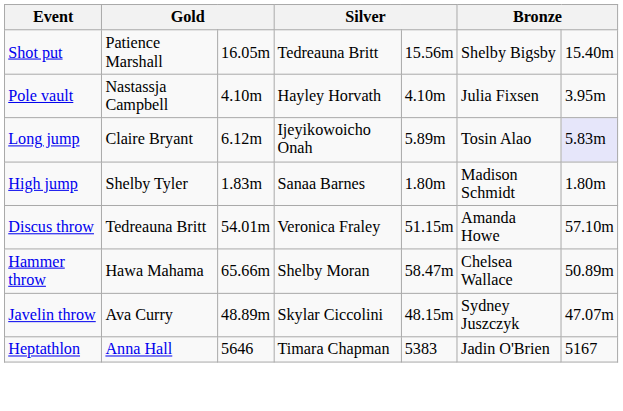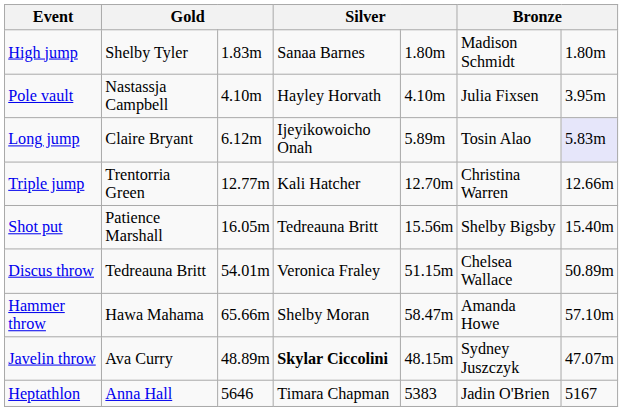rows swapped: (43, 183) <-> (35, 52)
+ row: (46, 183)
(488, 227) Amanda Howe -> (487, 271) Chelsea Wallace
(589, 227) 57.10m -> (589, 271) 50.89m
(487, 271) Chelsea Wallace -> (488, 314) Amanda Howe
(589, 271) 50.89m -> (589, 314) 57.10m
(330, 314) normal -> (333, 358) bold
